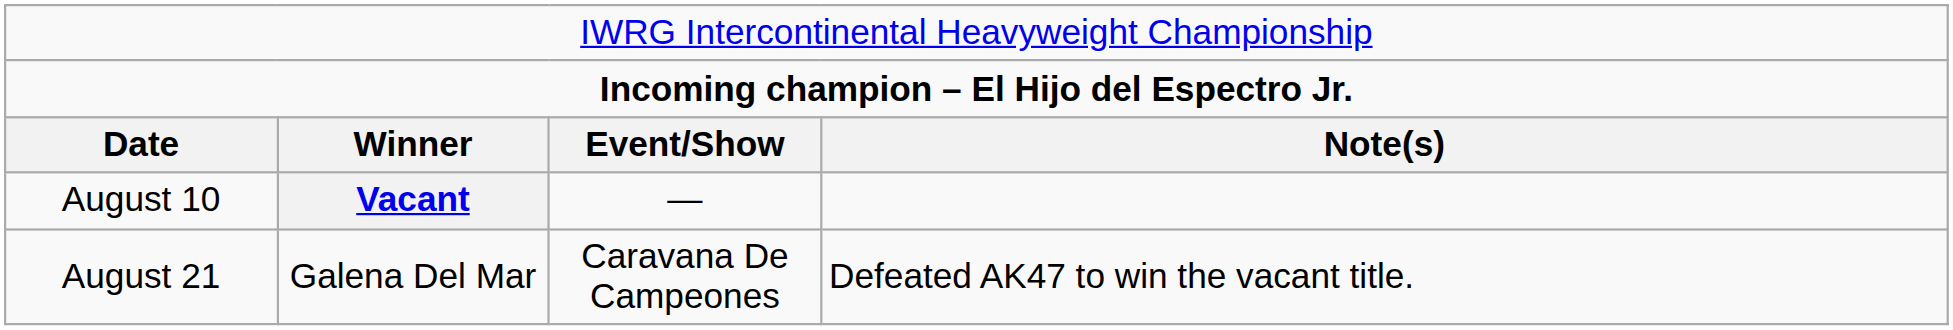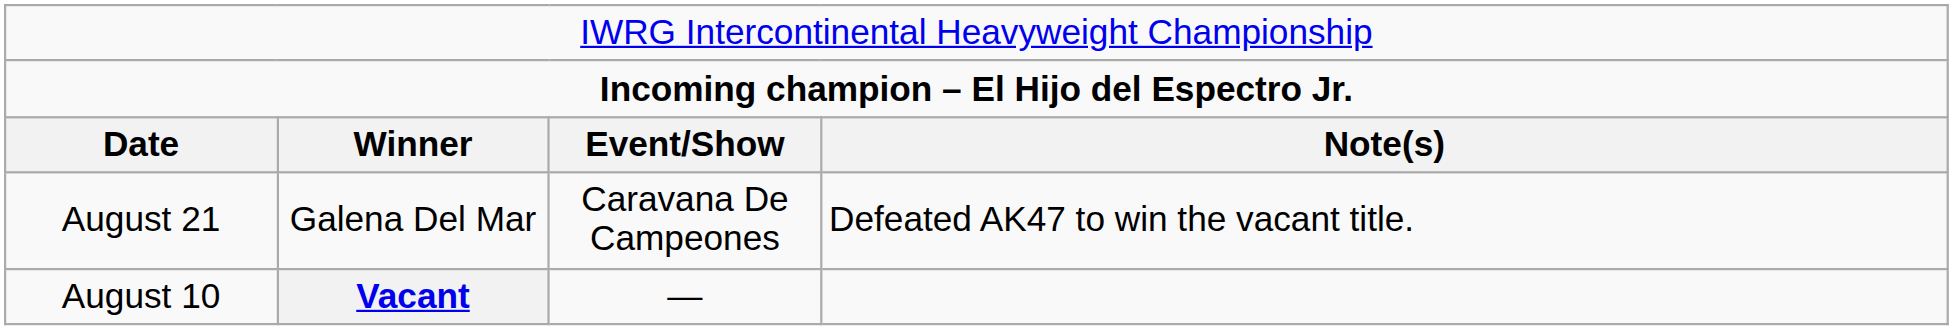rows swapped: (141, 199) <-> (141, 275)
